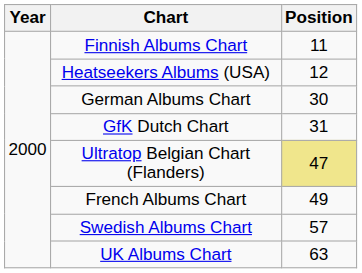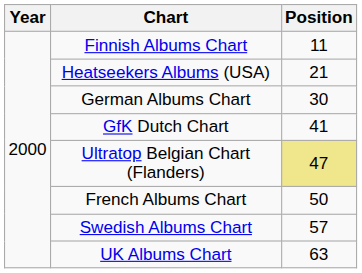(319, 72) 12 -> (319, 72) 21
(319, 126) 31 -> (319, 126) 41
(319, 200) 49 -> (319, 200) 50
